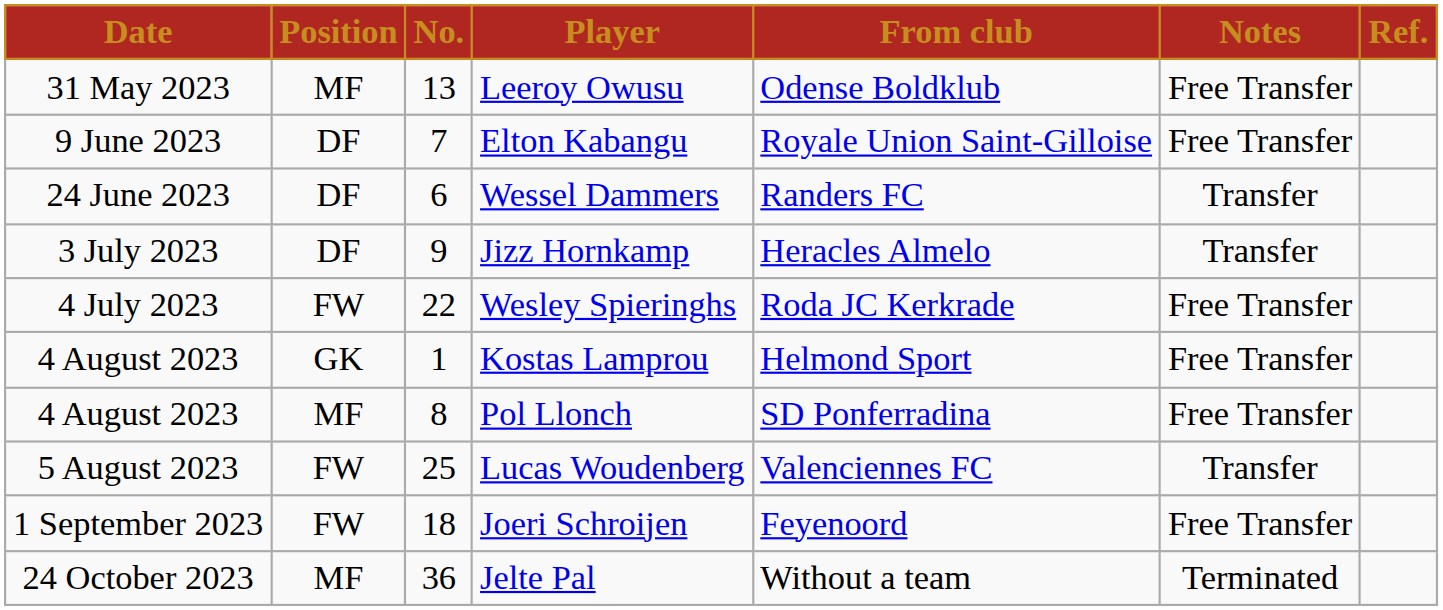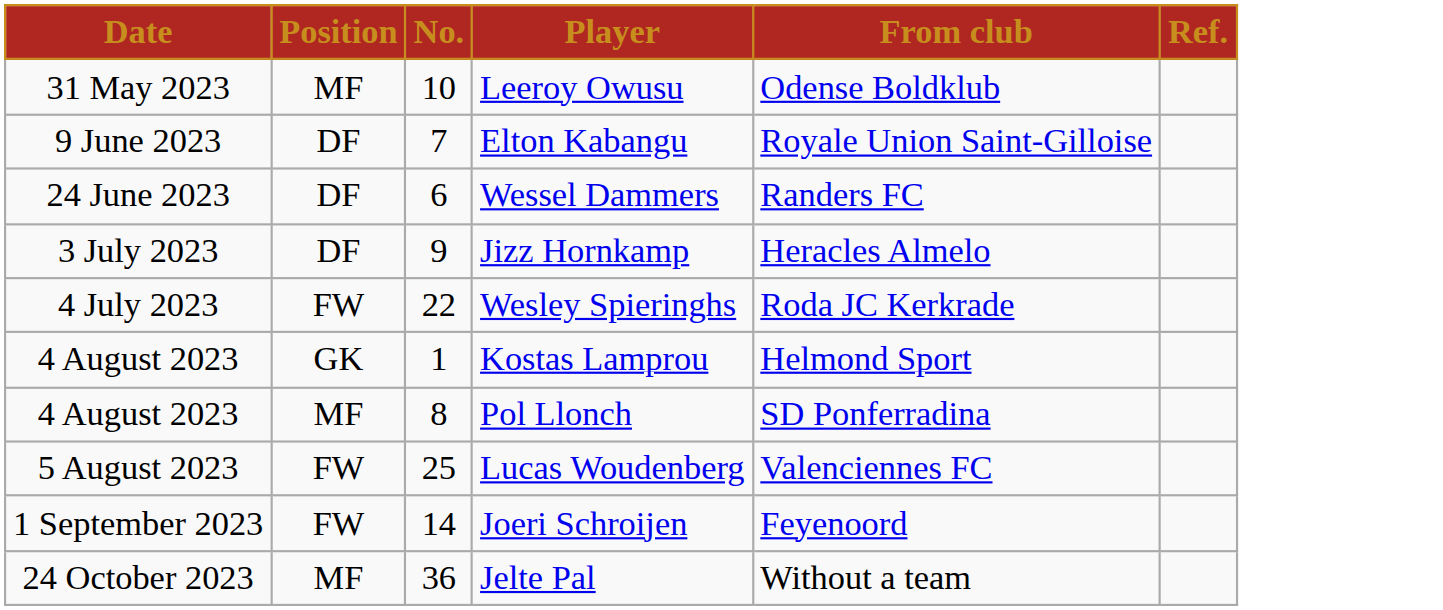- column: (1260, 31)
(439, 86) 13 -> (439, 86) 10
(439, 522) 18 -> (439, 522) 14
